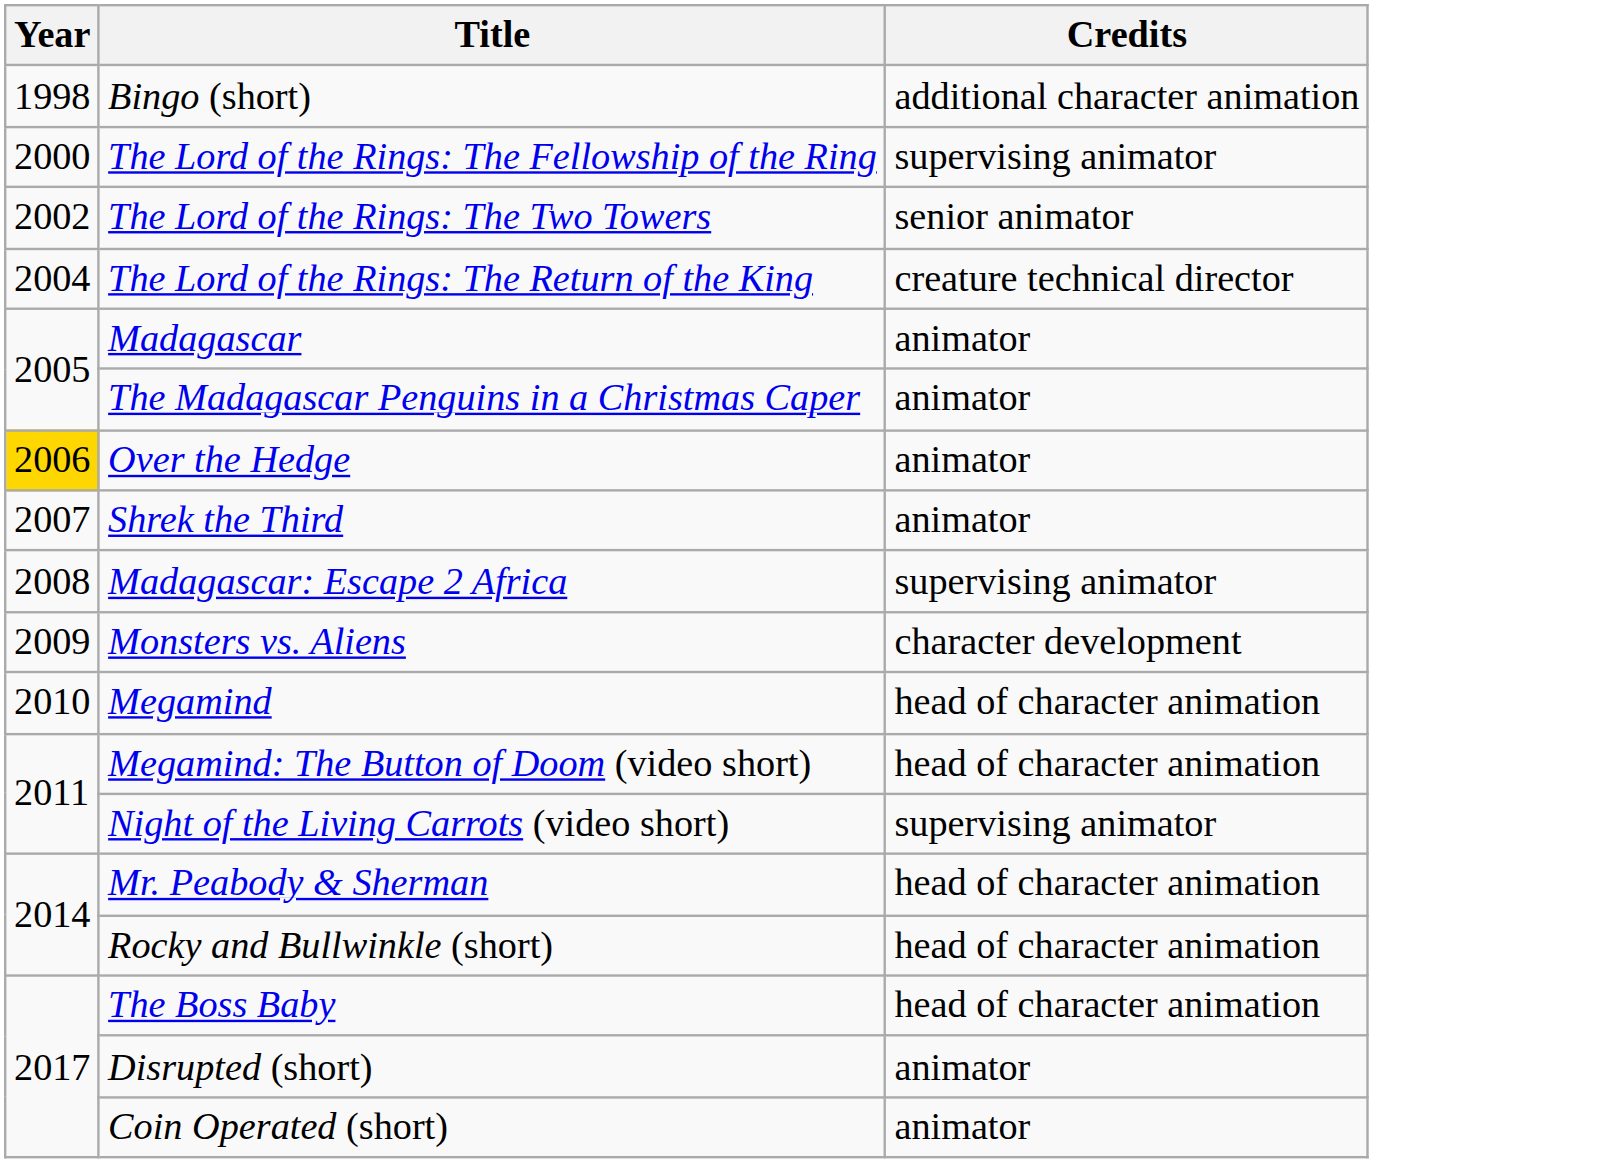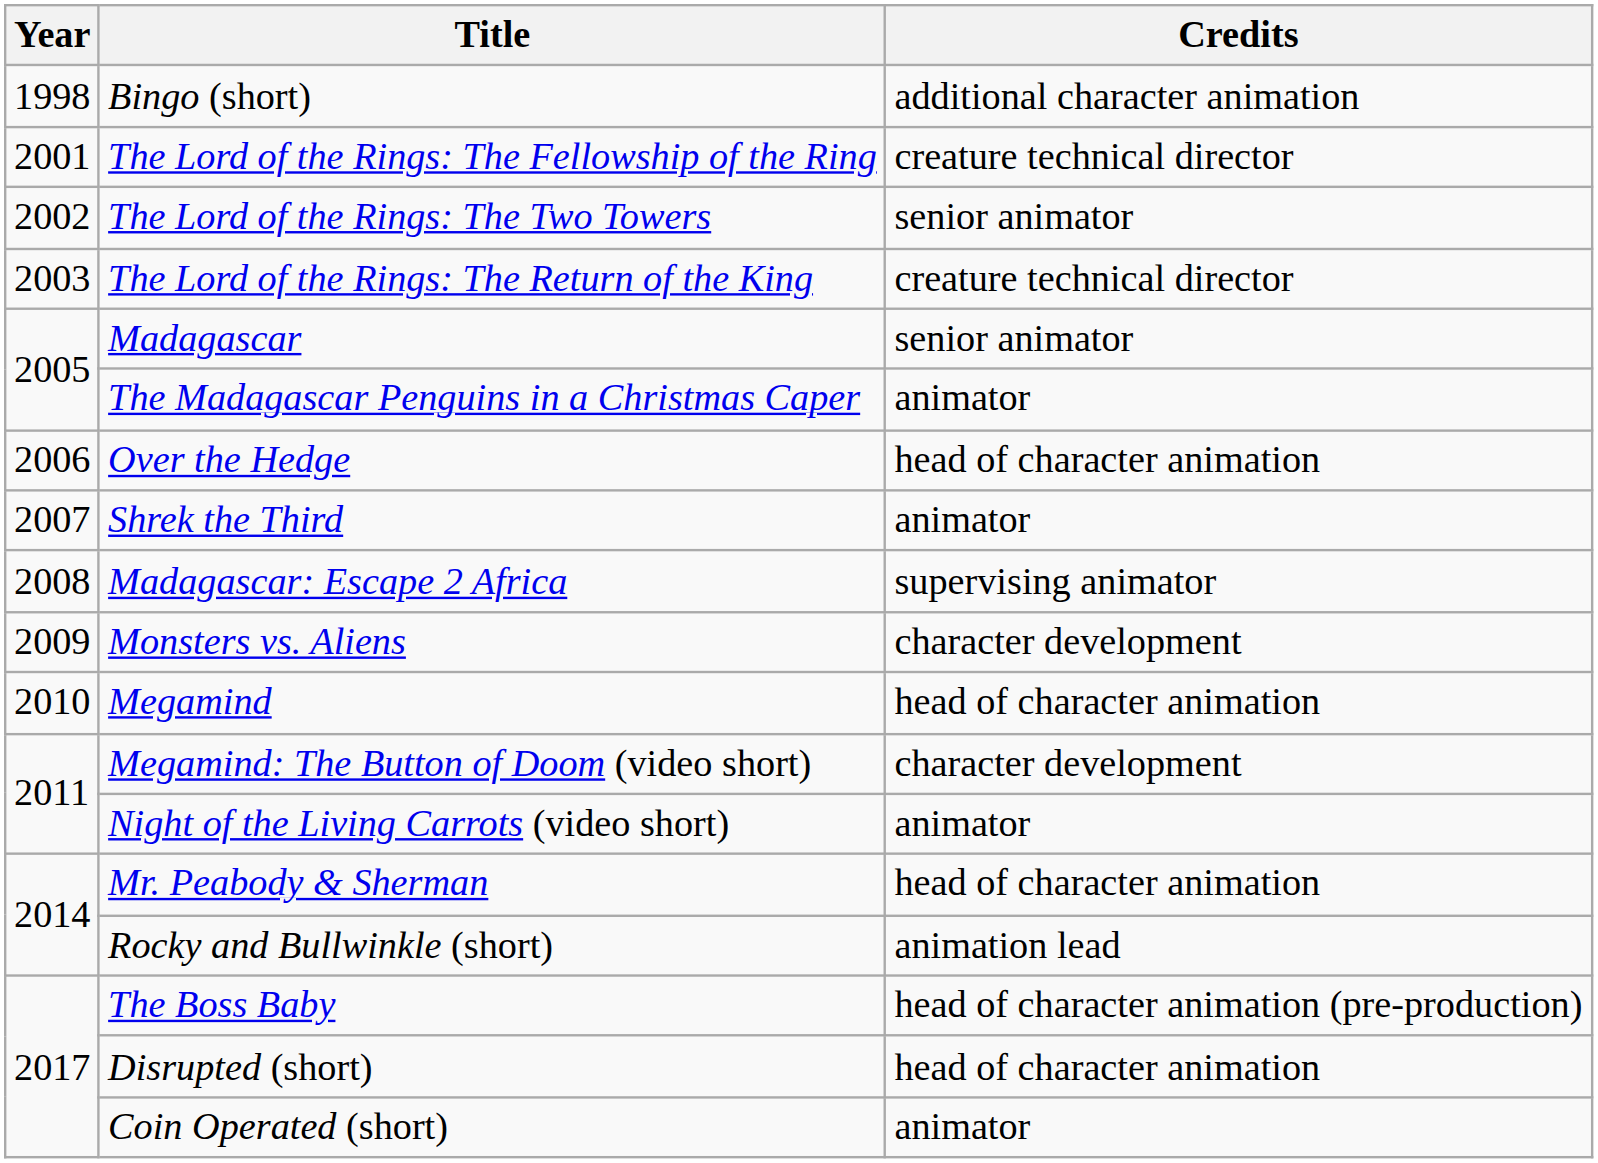(52, 156) 2000 -> (52, 156) 2001
(1055, 156) supervising animator -> (1094, 156) creature technical director
(52, 277) 2004 -> (52, 277) 2003
(962, 338) animator -> (1014, 338) senior animator
(52, 459) gold background -> (52, 459) no background
(962, 459) animator -> (1107, 459) head of character animation
(1107, 762) head of character animation -> (1068, 762) character development
(1055, 823) supervising animator -> (962, 823) animator
(1107, 944) head of character animation -> (1008, 944) animation lead
(1107, 1005) head of character animation -> (1238, 1005) head of character animation (pre-production)
(962, 1065) animator -> (1107, 1065) head of character animation
